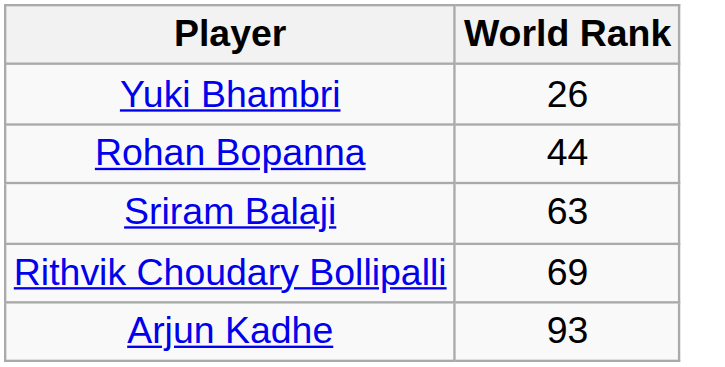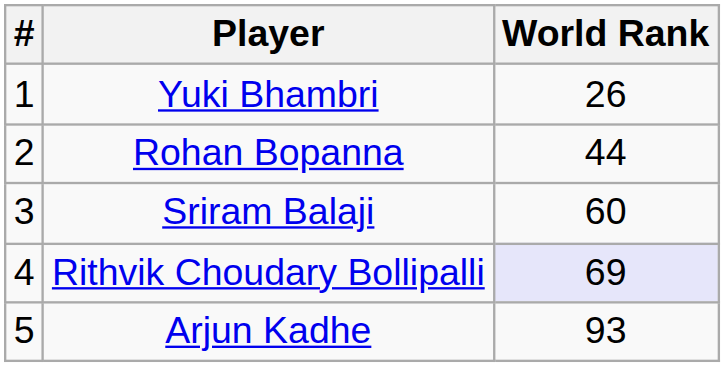+ column: (24, 34)
(568, 212) 63 -> (606, 212) 60
(568, 271) no background -> (606, 271) lavender background
